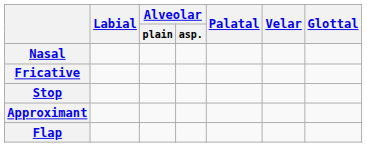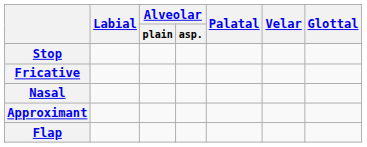rows swapped: (47, 93) <-> (47, 54)
